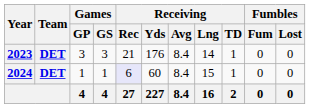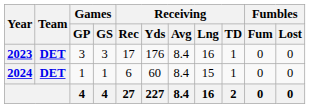(129, 53) 21 -> (129, 53) 17
(208, 53) 14 -> (208, 53) 16
(129, 73) lavender background -> (129, 73) no background
